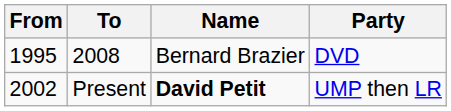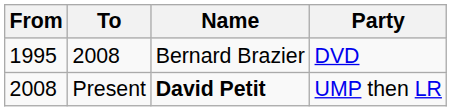(33, 88) 2002 -> (33, 88) 2008
